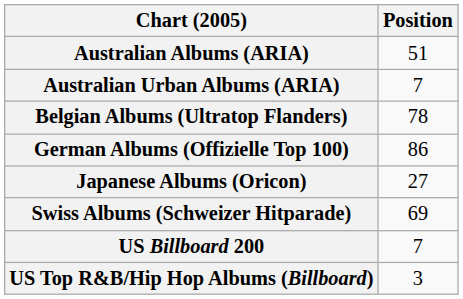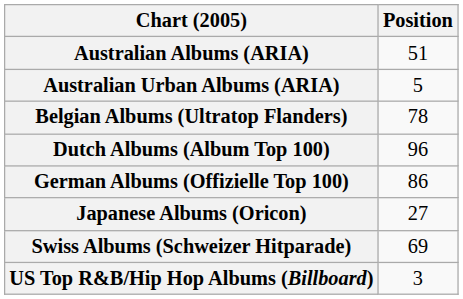(418, 85) 7 -> (418, 85) 5
+ row: (191, 149)
- row: (191, 246)
